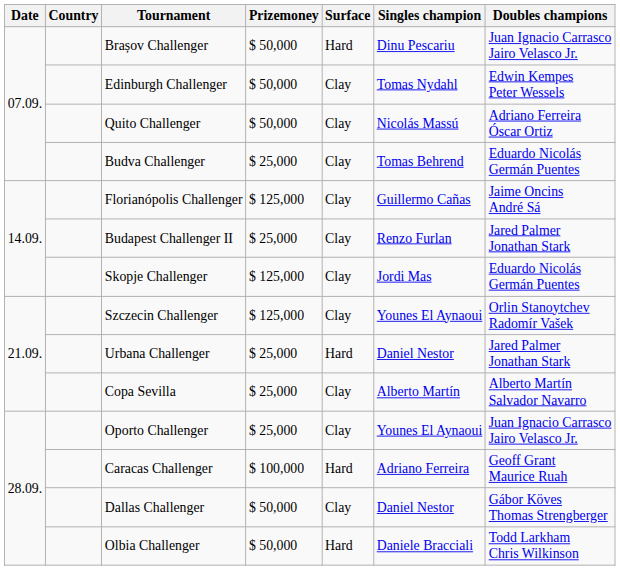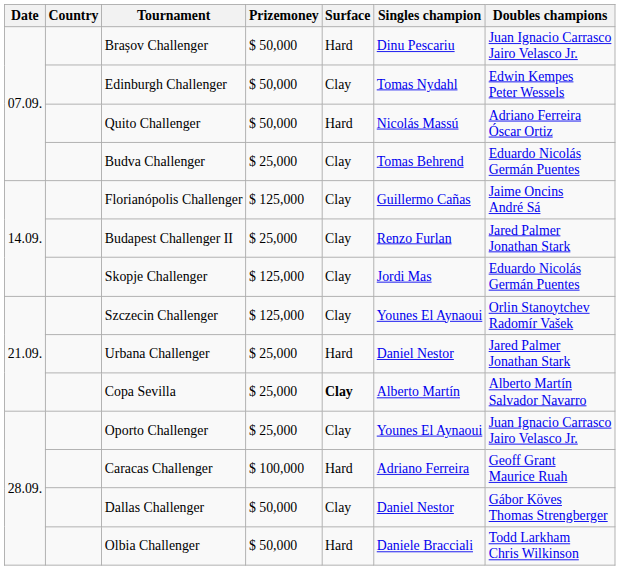(338, 122) Clay -> (339, 122) Hard
(338, 391) normal -> (339, 391) bold
